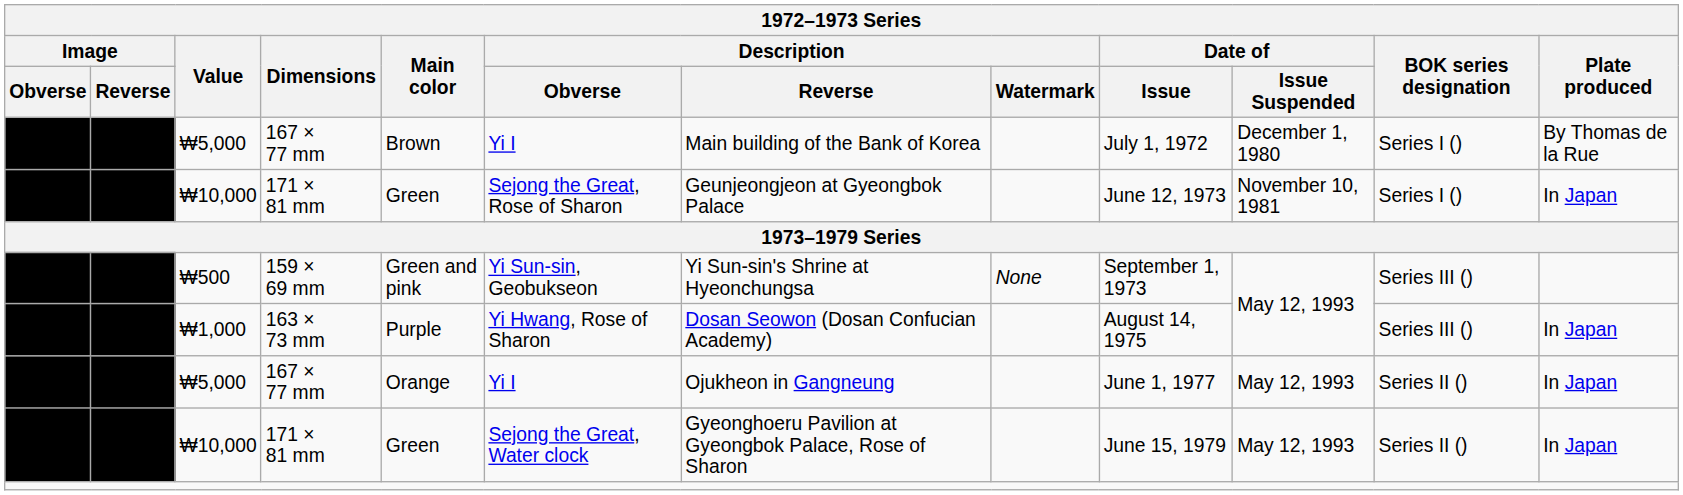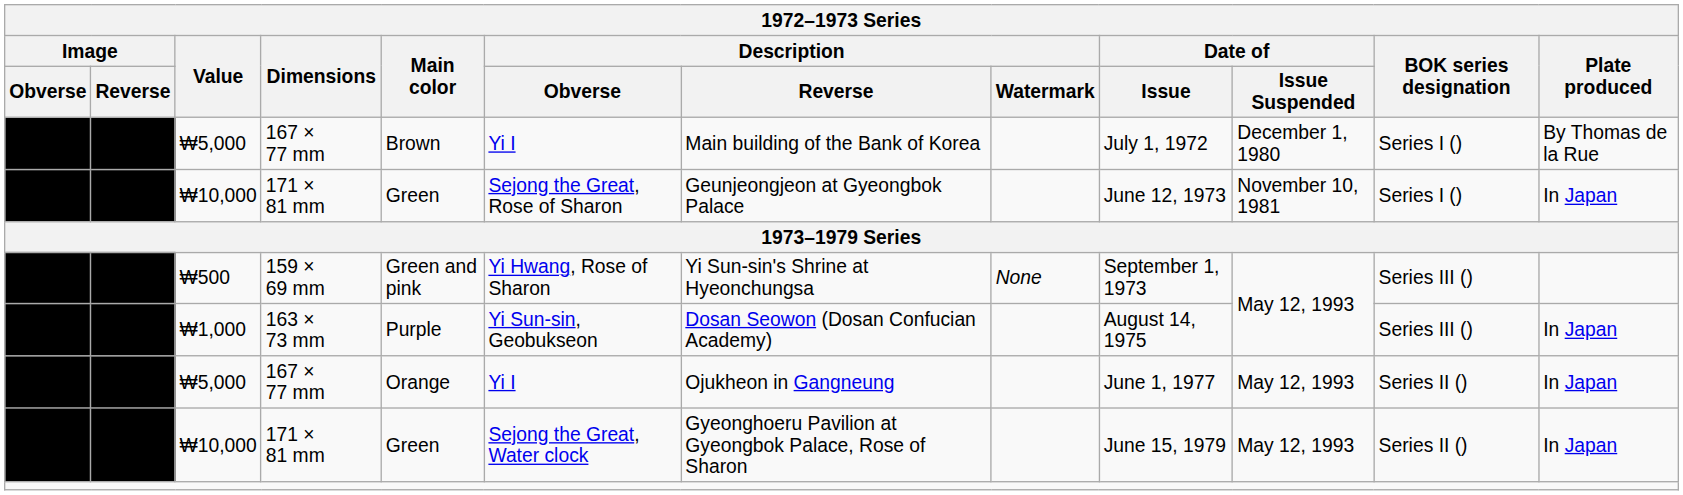(543, 278) Yi Sun-sin, Geobukseon -> (568, 278) Yi Hwang, Rose of Sharon
(568, 330) Yi Hwang, Rose of Sharon -> (543, 330) Yi Sun-sin, Geobukseon
